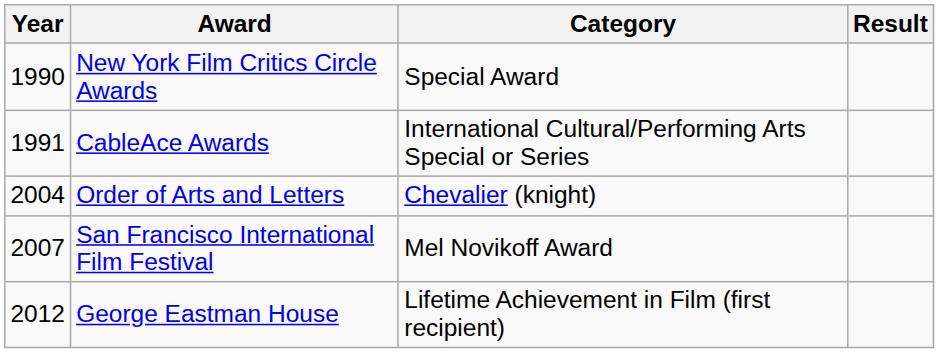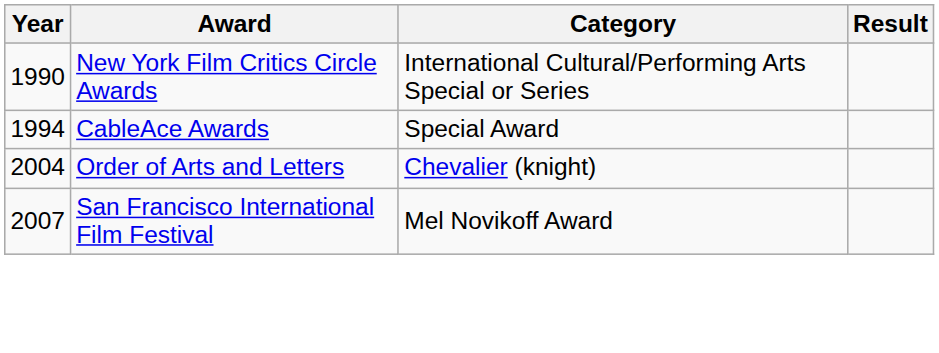(482, 76) Special Award -> (605, 76) International Cultural/Performing Arts Special or Series
(38, 142) 1991 -> (38, 129) 1994
(605, 142) International Cultural/Performing Arts Special or Series -> (482, 129) Special Award
- row: (207, 314)
